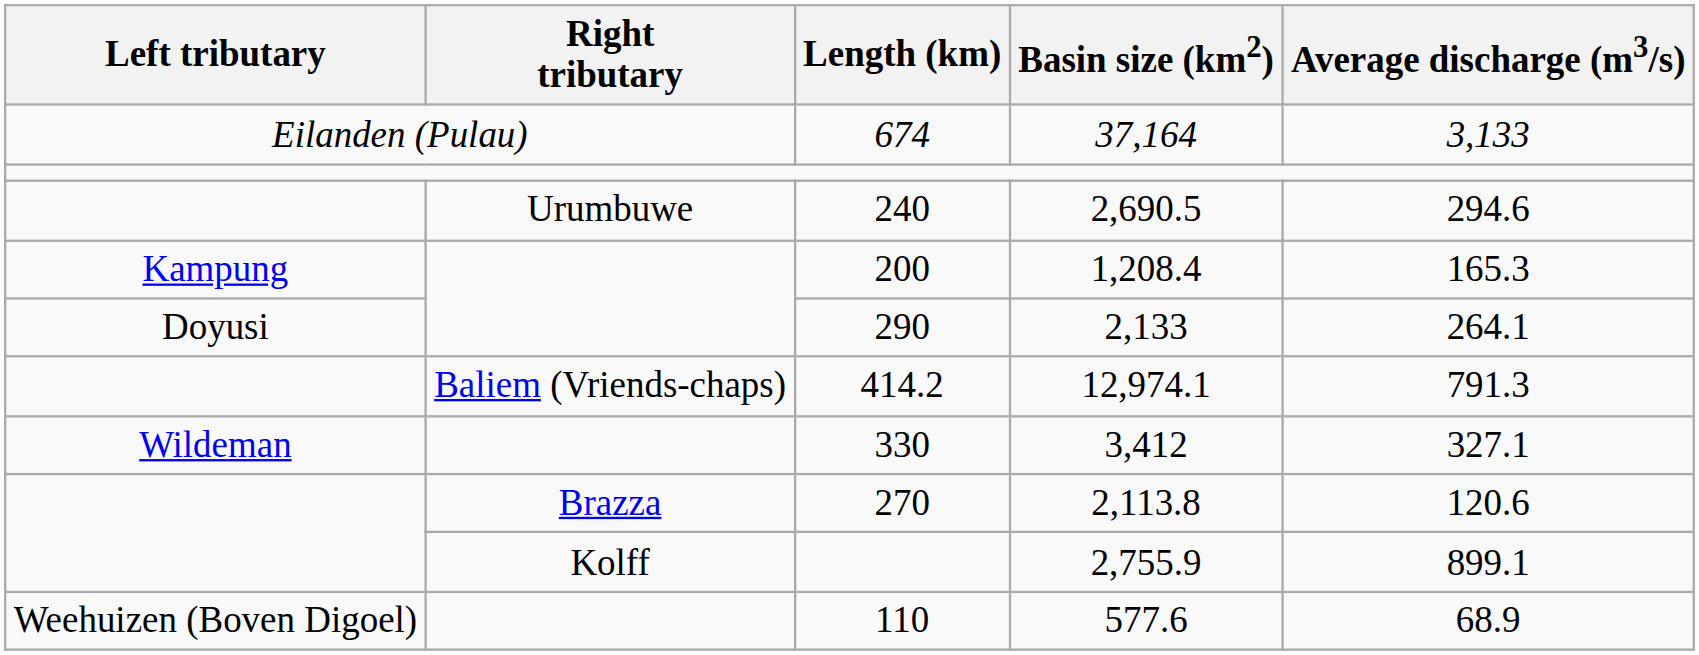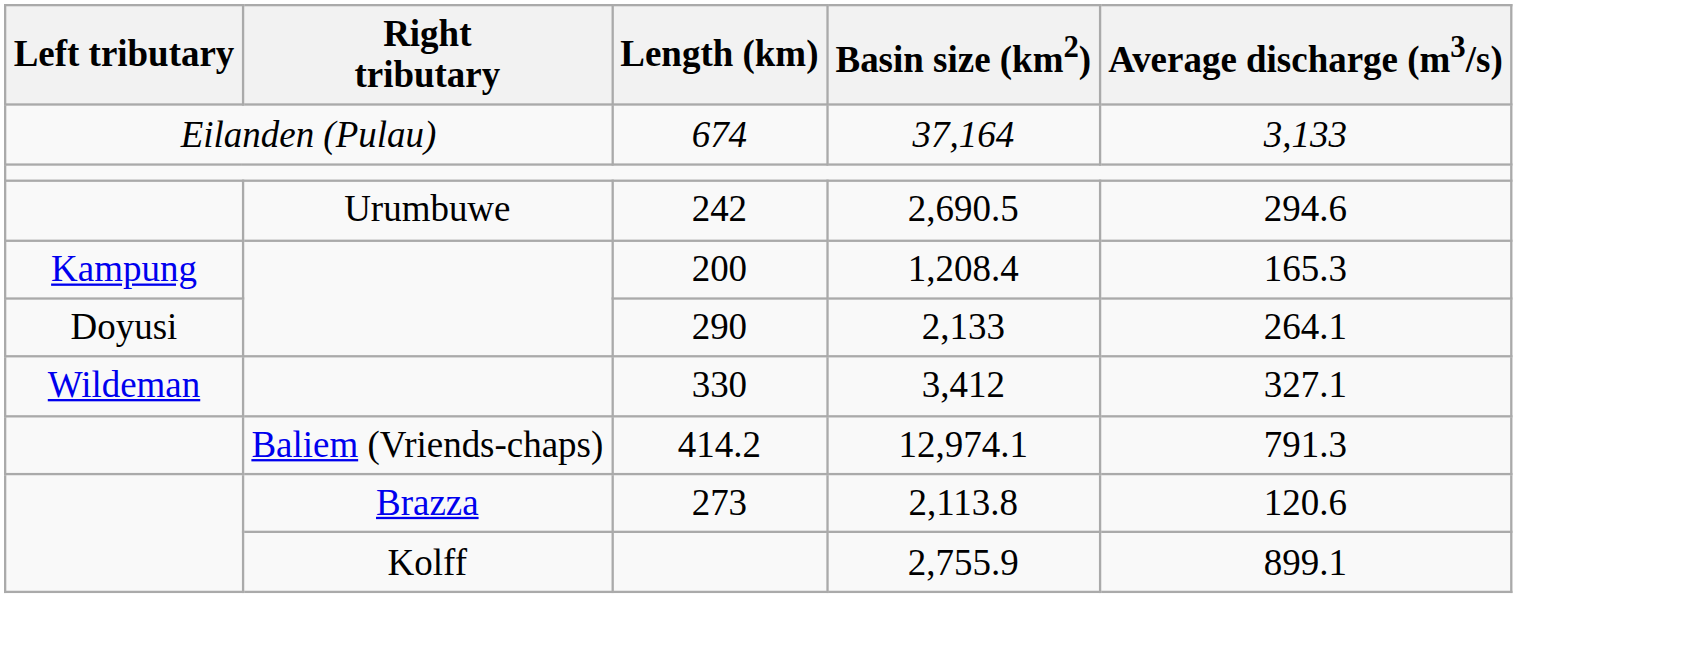(902, 209) 240 -> (719, 209) 242
rows swapped: (1146, 385) <-> (1146, 444)
(902, 502) 270 -> (719, 502) 273
- row: (1146, 619)
